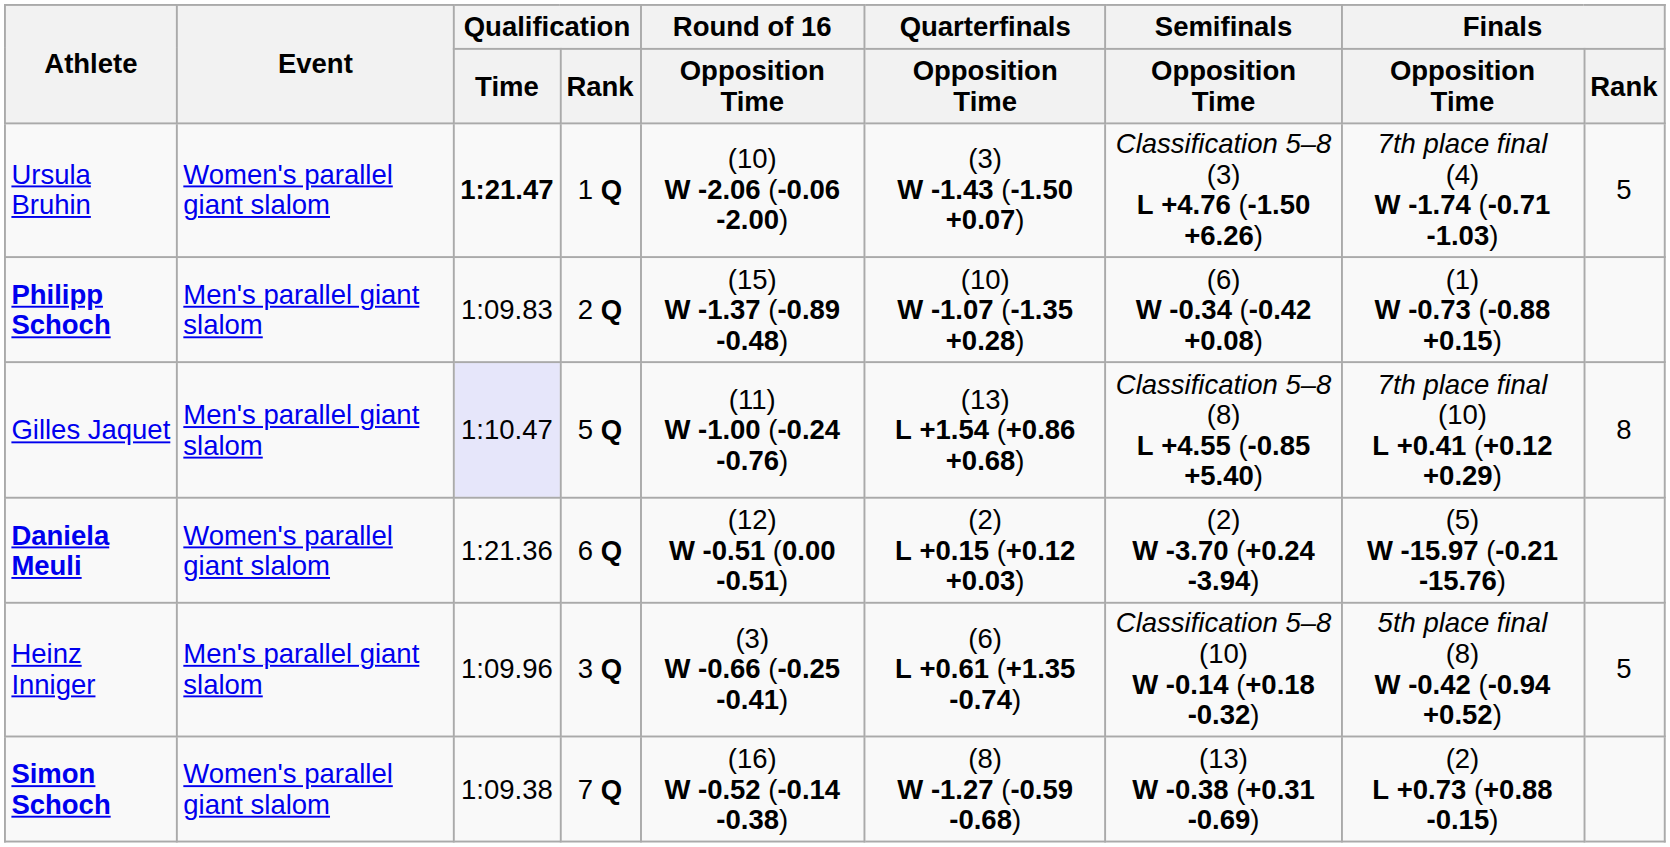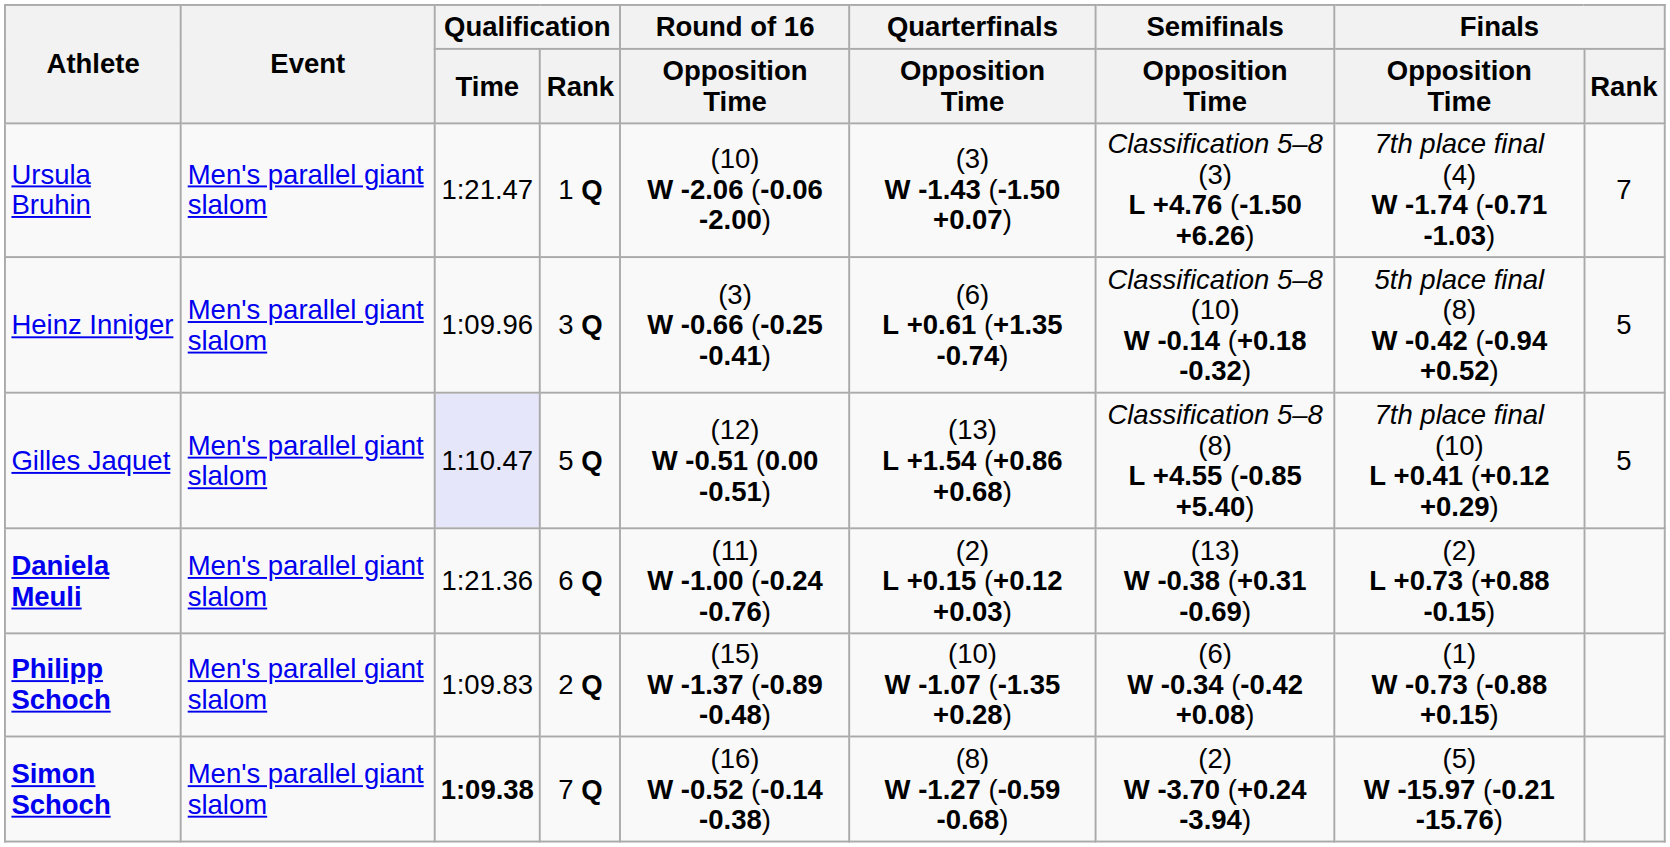(288, 190) Women's parallel giant slalom -> (306, 190) Men's parallel giant slalom
(507, 190) bold -> (487, 190) normal
(1624, 190) 5 -> (1624, 190) 7
rows swapped: (53, 670) <-> (61, 310)
(752, 430) (11) W -1.00 (-0.24 -0.76) -> (735, 461) (12) W -0.51 (0.00 -0.51)
(1624, 430) 8 -> (1624, 461) 5
(288, 550) Women's parallel giant slalom -> (306, 580) Men's parallel giant slalom
(752, 550) (12) W -0.51 (0.00 -0.51) -> (735, 580) (11) W -1.00 (-0.24 -0.76)
(1224, 550) (2) W -3.70 (+0.24 -3.94) -> (1215, 580) (13) W -0.38 (+0.31 -0.69)
(1462, 550) (5) W -15.97 (-0.21 -15.76) -> (1459, 580) (2) L +0.73 (+0.88 -0.15)
(288, 790) Women's parallel giant slalom -> (306, 790) Men's parallel giant slalom
(507, 790) normal -> (487, 790) bold
(1224, 790) (13) W -0.38 (+0.31 -0.69) -> (1215, 790) (2) W -3.70 (+0.24 -3.94)
(1462, 790) (2) L +0.73 (+0.88 -0.15) -> (1459, 790) (5) W -15.97 (-0.21 -15.76)
